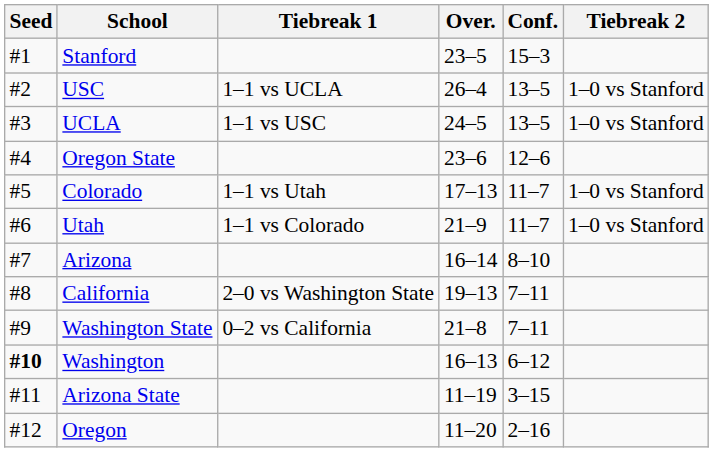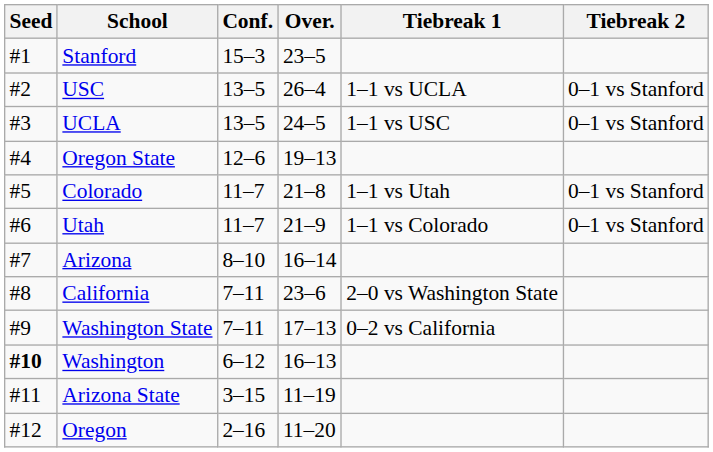columns swapped: (533, 21) <-> (328, 21)
(636, 89) 1–0 vs Stanford -> (636, 89) 0–1 vs Stanford
(636, 123) 1–0 vs Stanford -> (636, 123) 0–1 vs Stanford
(465, 157) 23–6 -> (310, 157) 19–13
(471, 191) 17–13 -> (304, 191) 21–8
(636, 191) 1–0 vs Stanford -> (636, 191) 0–1 vs Stanford
(636, 225) 1–0 vs Stanford -> (636, 225) 0–1 vs Stanford
(471, 293) 19–13 -> (304, 293) 23–6
(465, 327) 21–8 -> (310, 327) 17–13
